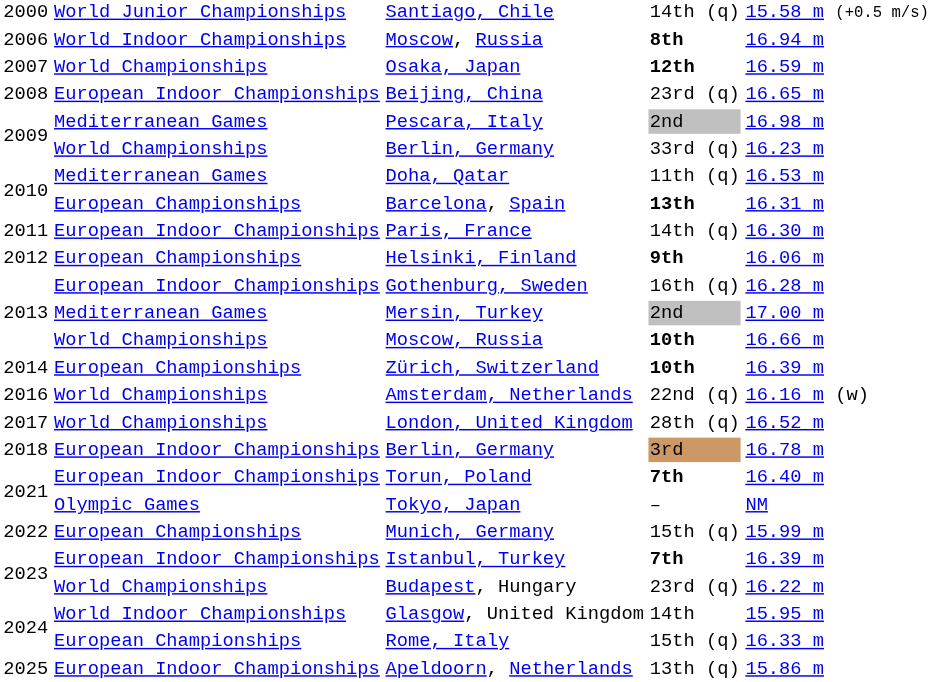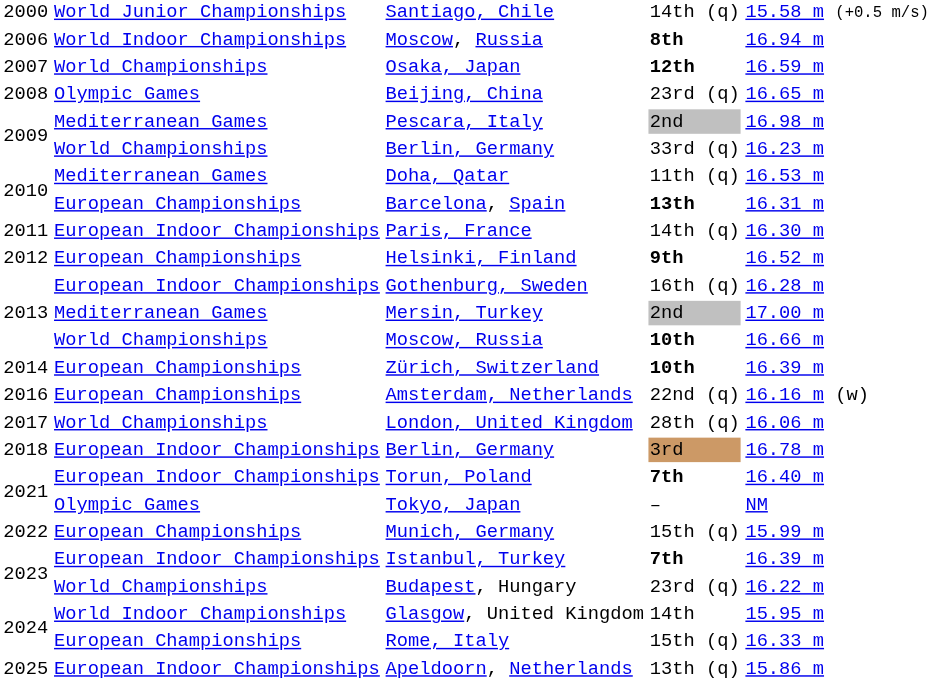(217, 94) European Indoor Championships -> (127, 94) Olympic Games
(785, 258) 16.06 m -> (785, 258) 16.52 m
(161, 395) World Championships -> (178, 395) European Championships
(785, 423) 16.52 m -> (785, 423) 16.06 m
